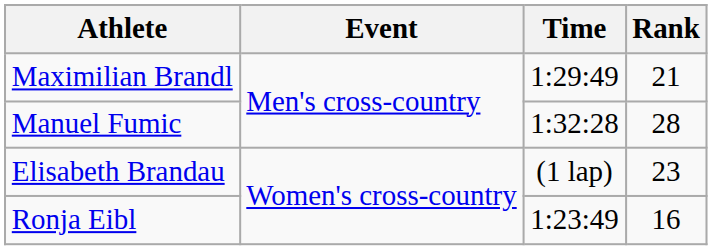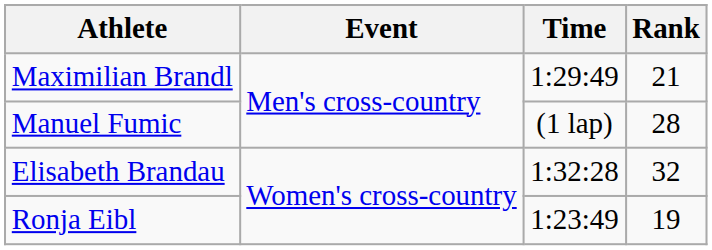(574, 124) 1:32:28 -> (574, 124) (1 lap)
(574, 171) (1 lap) -> (574, 171) 1:32:28
(666, 171) 23 -> (666, 171) 32
(666, 219) 16 -> (666, 219) 19
